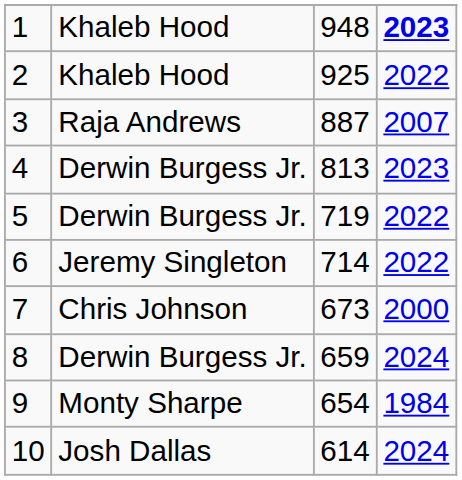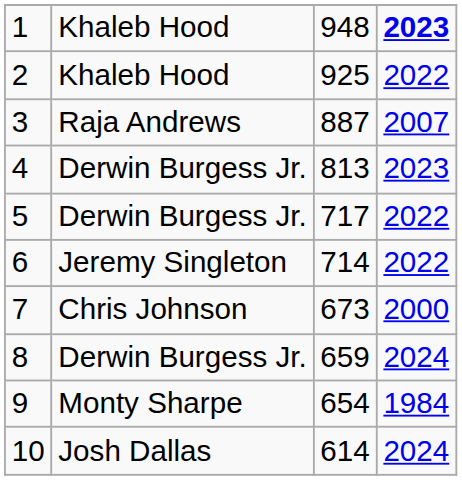(345, 215) 719 -> (345, 215) 717
